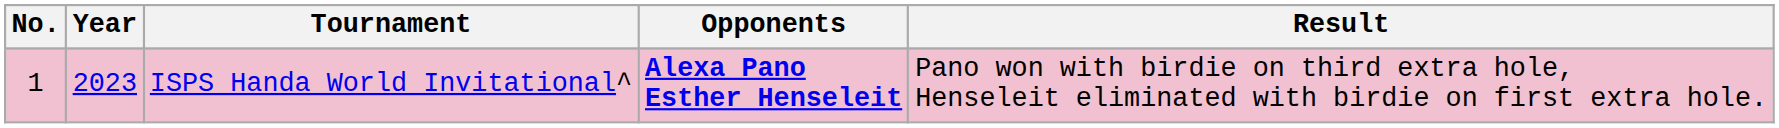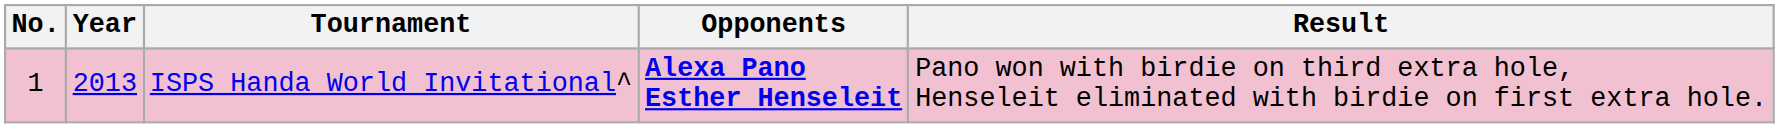(105, 86) 2023 -> (105, 86) 2013
